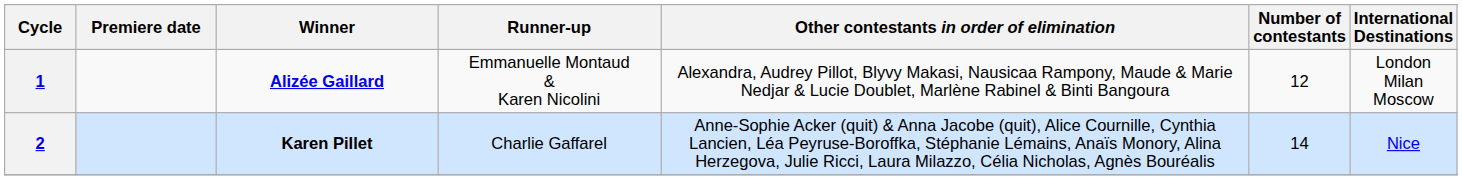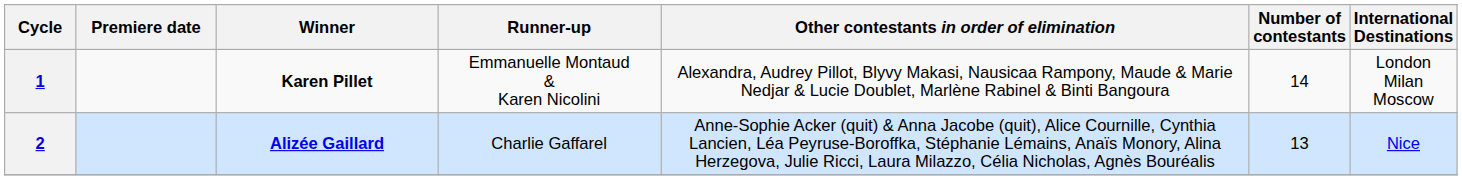(327, 81) Alizée Gaillard -> (327, 81) Karen Pillet
(1300, 81) 12 -> (1300, 81) 14
(327, 144) Karen Pillet -> (327, 144) Alizée Gaillard
(1300, 144) 14 -> (1300, 144) 13
